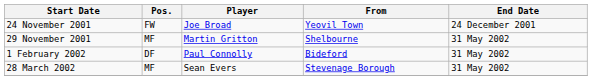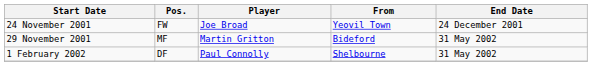(332, 40) Shelbourne -> (354, 40) Bideford
(326, 54) Bideford -> (359, 54) Shelbourne
- row: (41, 68)
